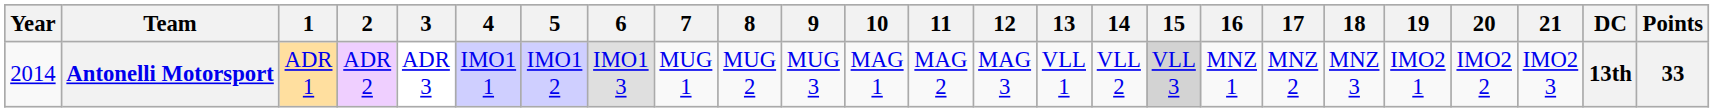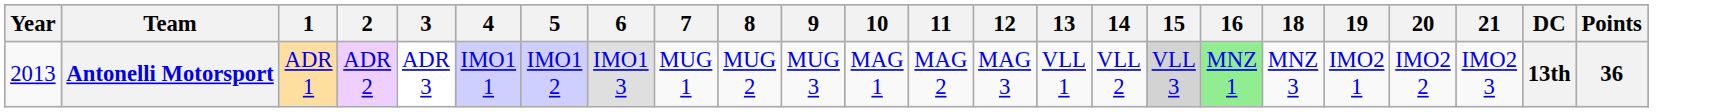- column: (1293, 22)
(33, 73) 2014 -> (33, 73) 2013
(1232, 73) no background -> (1232, 73) lightgreen background
(1673, 73) 33 -> (1612, 73) 36
